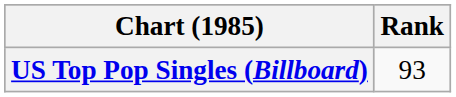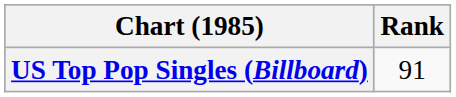(412, 69) 93 -> (412, 69) 91
